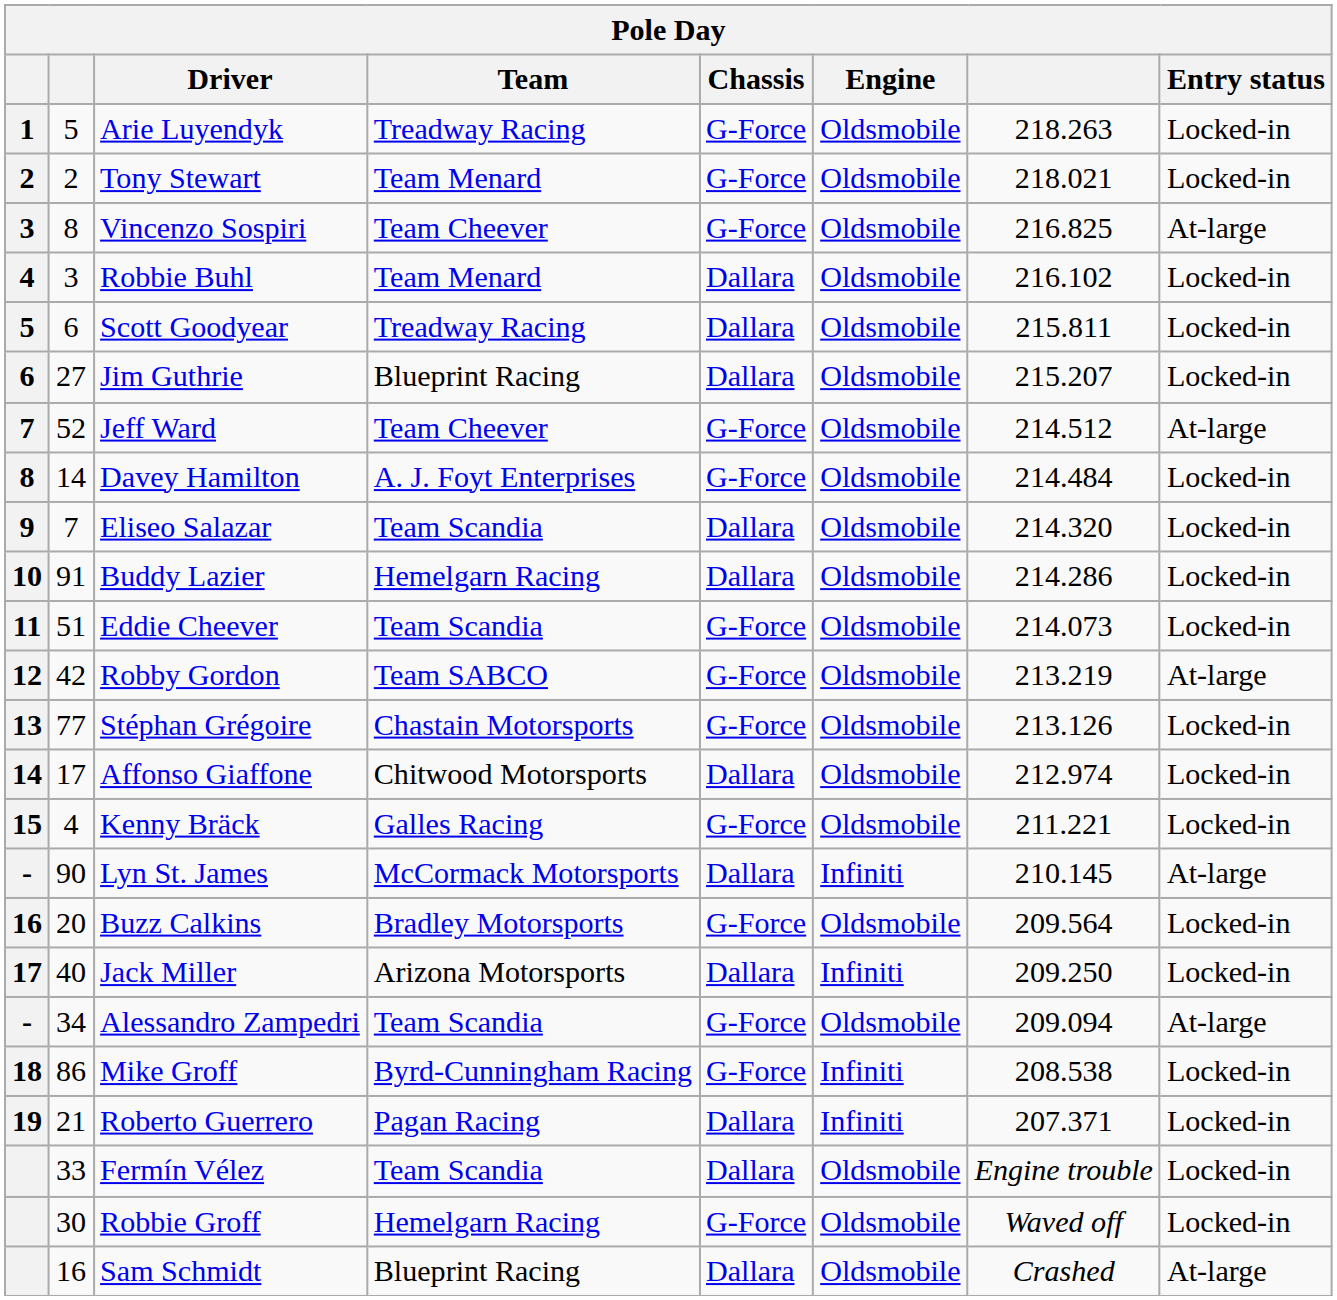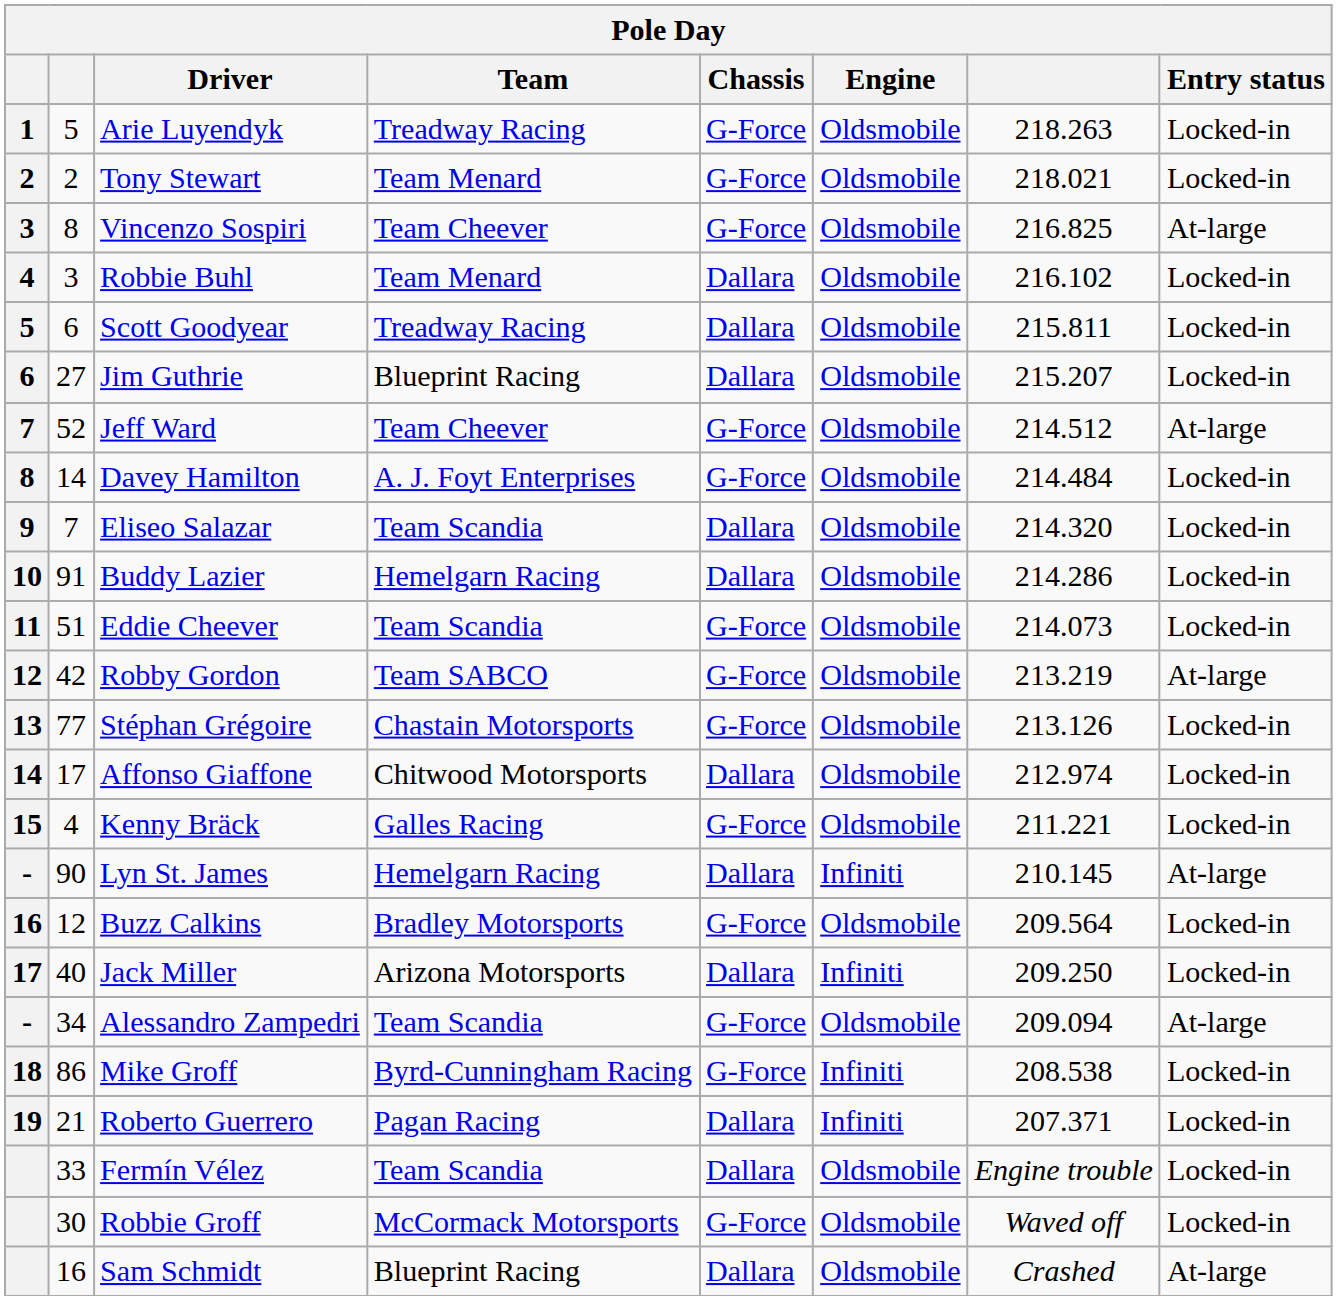(526, 873) McCormack Motorsports -> (487, 873) Hemelgarn Racing
(71, 922) 20 -> (71, 922) 12
(487, 1220) Hemelgarn Racing -> (526, 1220) McCormack Motorsports
